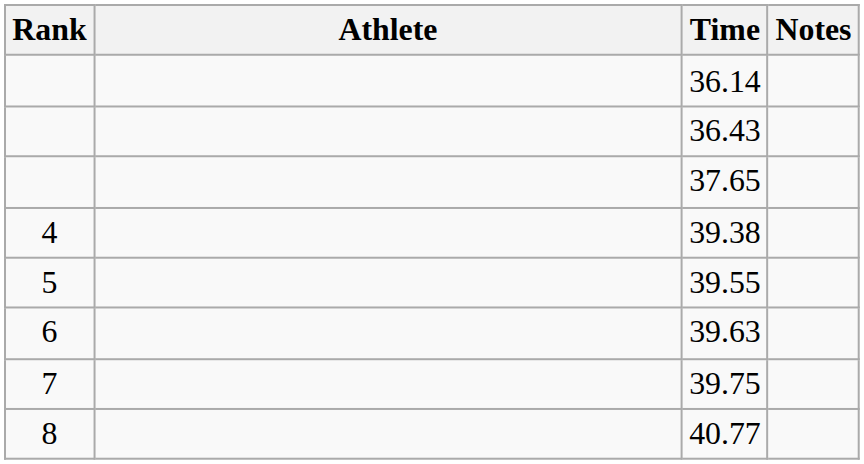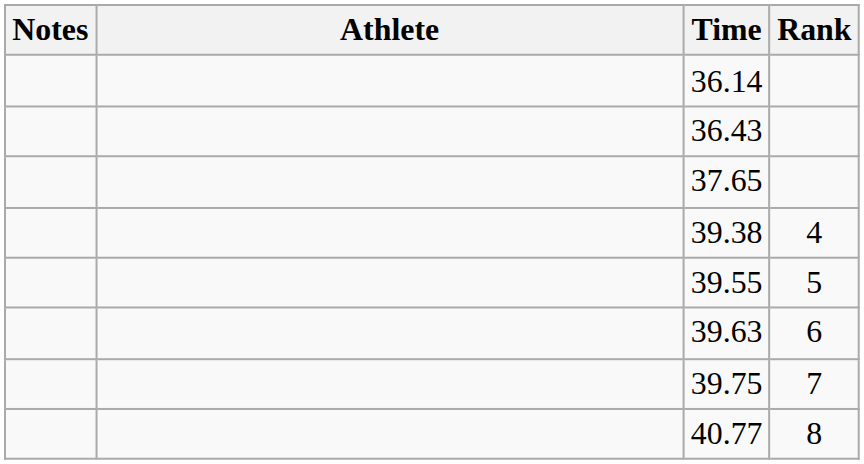columns swapped: (50, 29) <-> (813, 29)
